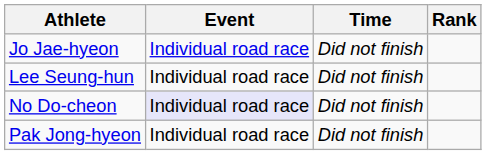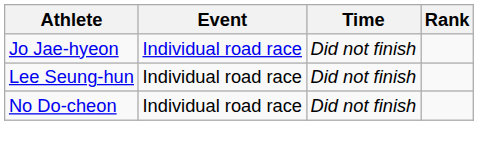(229, 106) lavender background -> (222, 106) no background
- row: (75, 135)
